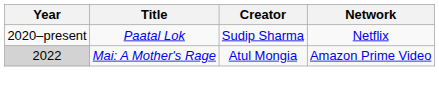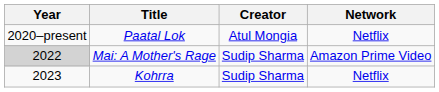(263, 35) Sudip Sharma -> (263, 35) Atul Mongia
(263, 55) Atul Mongia -> (263, 55) Sudip Sharma
+ row: (154, 76)
